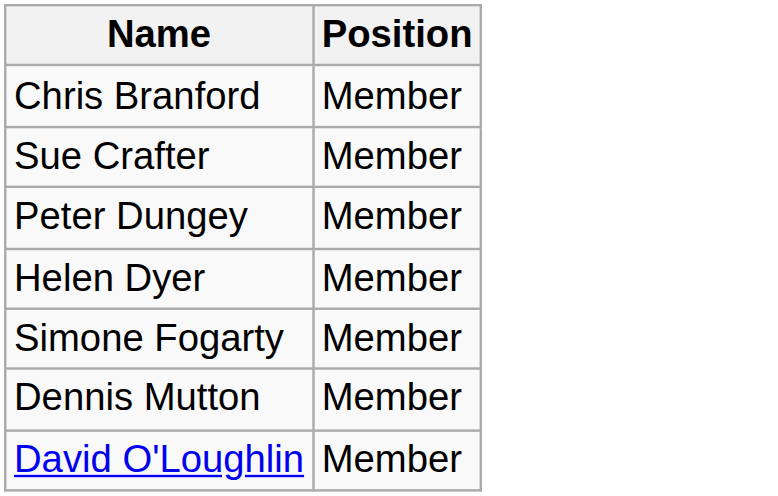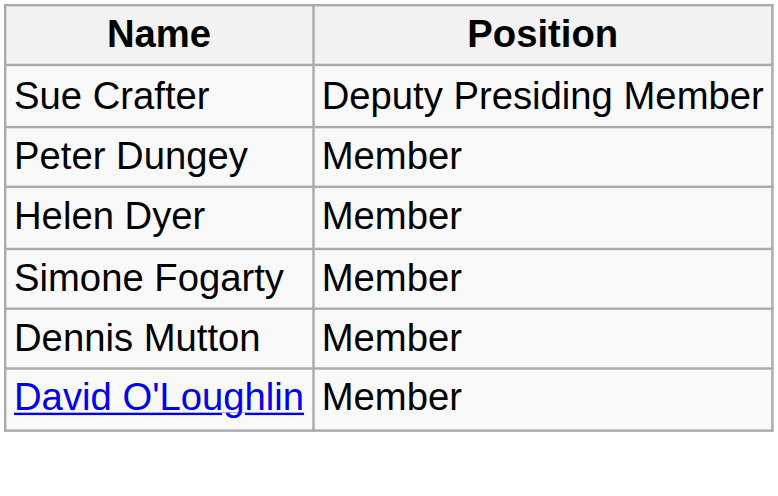- row: (137, 95)
(392, 156) Member -> (543, 95) Deputy Presiding Member
